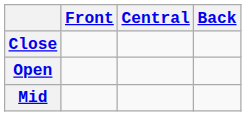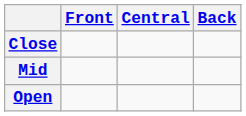rows swapped: (33, 97) <-> (33, 71)
